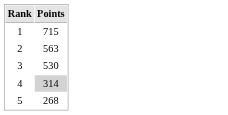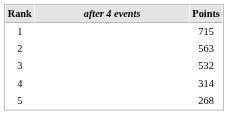+ column: (112, 13)
(51, 66) 530 -> (206, 66) 532
(51, 83) lightgrey background -> (206, 83) no background
